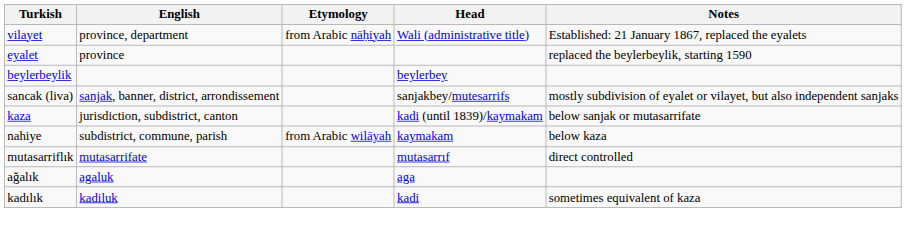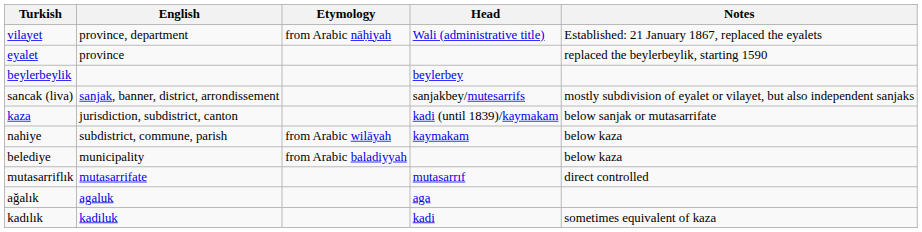+ row: (29, 156)
